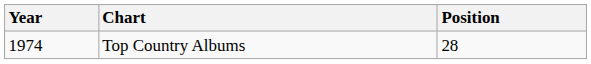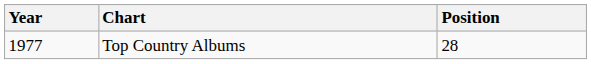(25, 44) 1974 -> (25, 44) 1977
